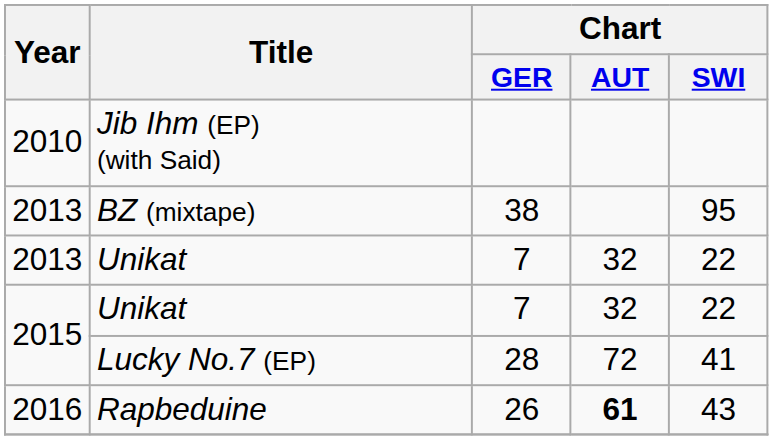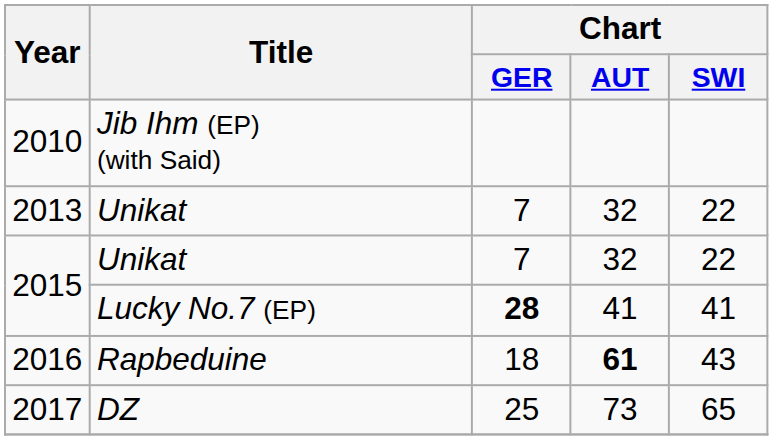- row: (47, 209)
(522, 359) normal -> (522, 309) bold
(620, 359) 72 -> (620, 309) 41
(522, 409) 26 -> (522, 359) 18
+ row: (47, 409)
